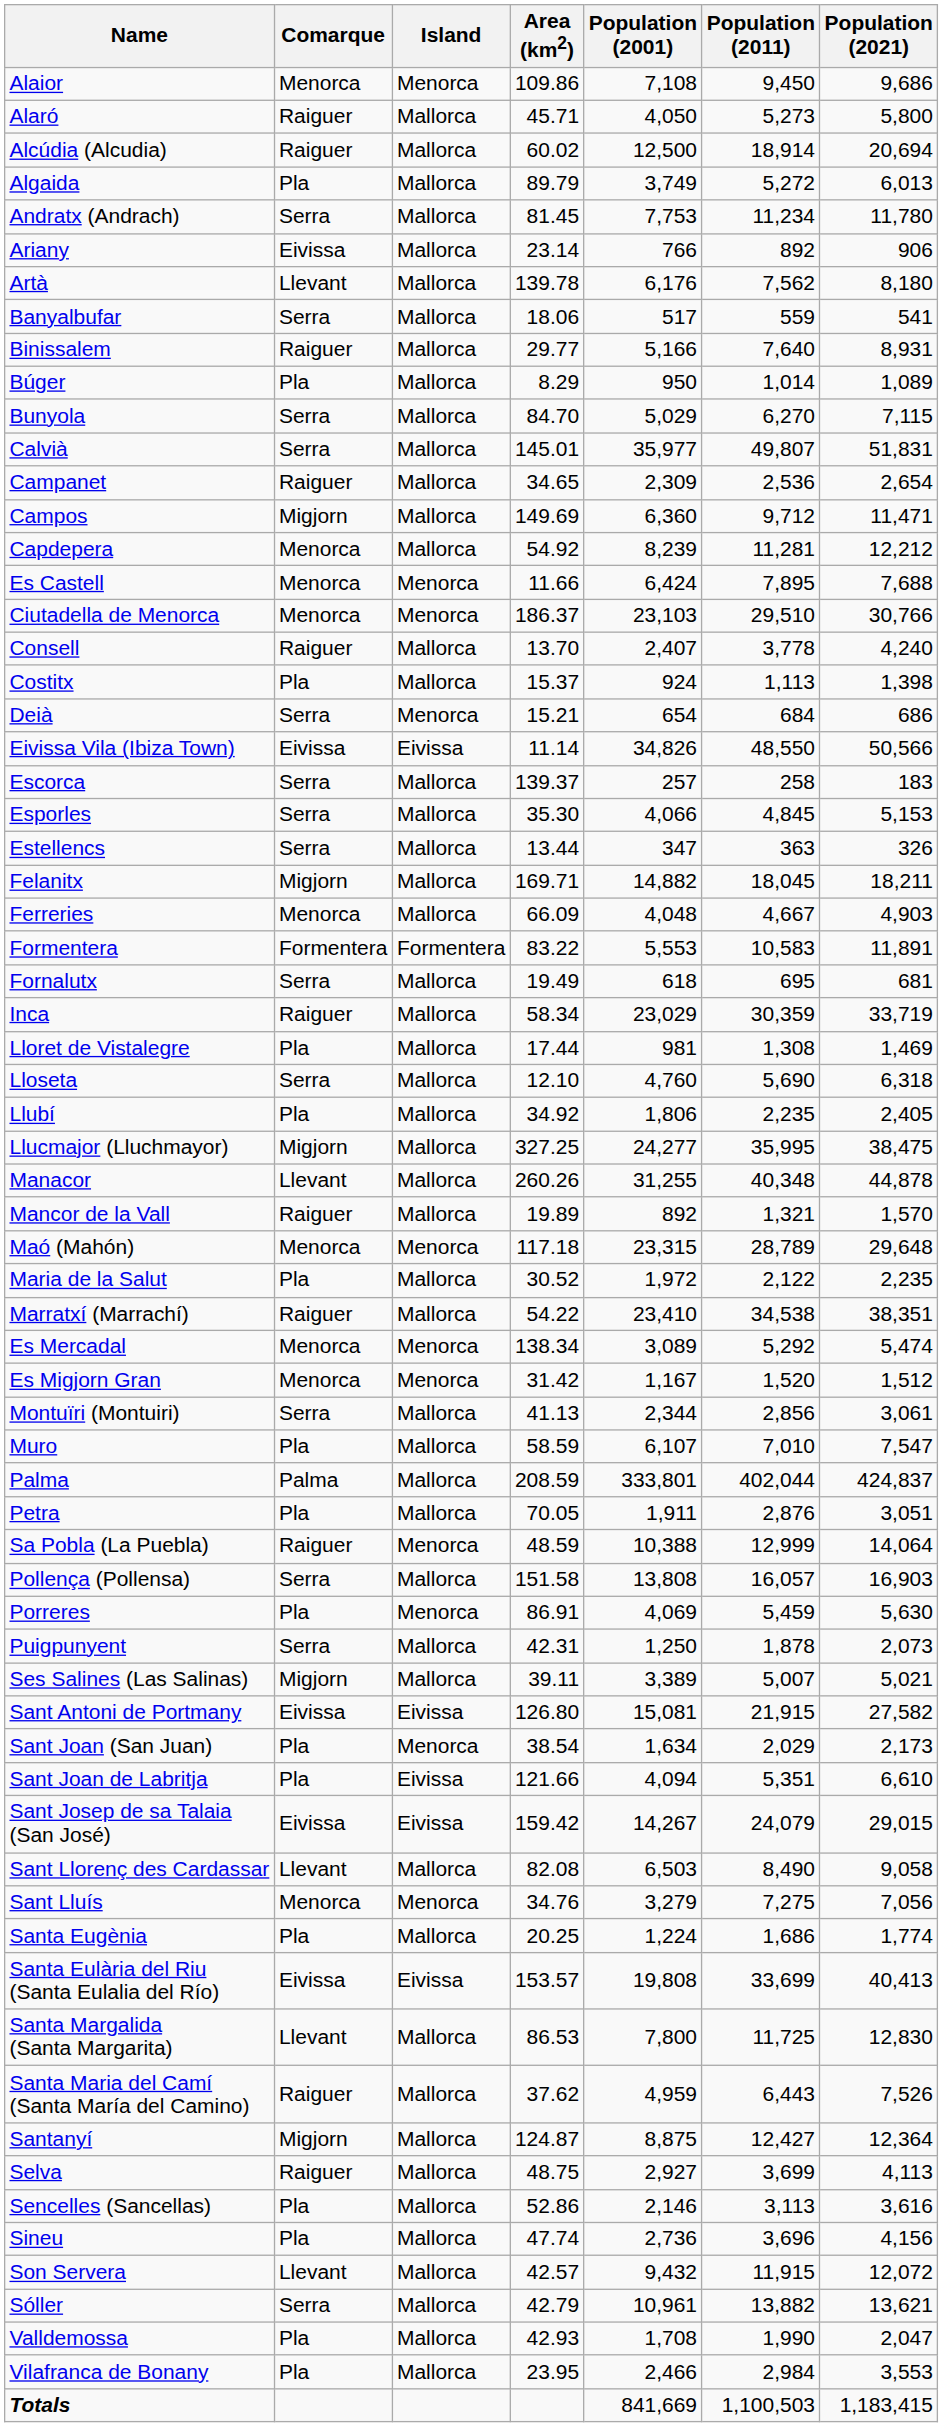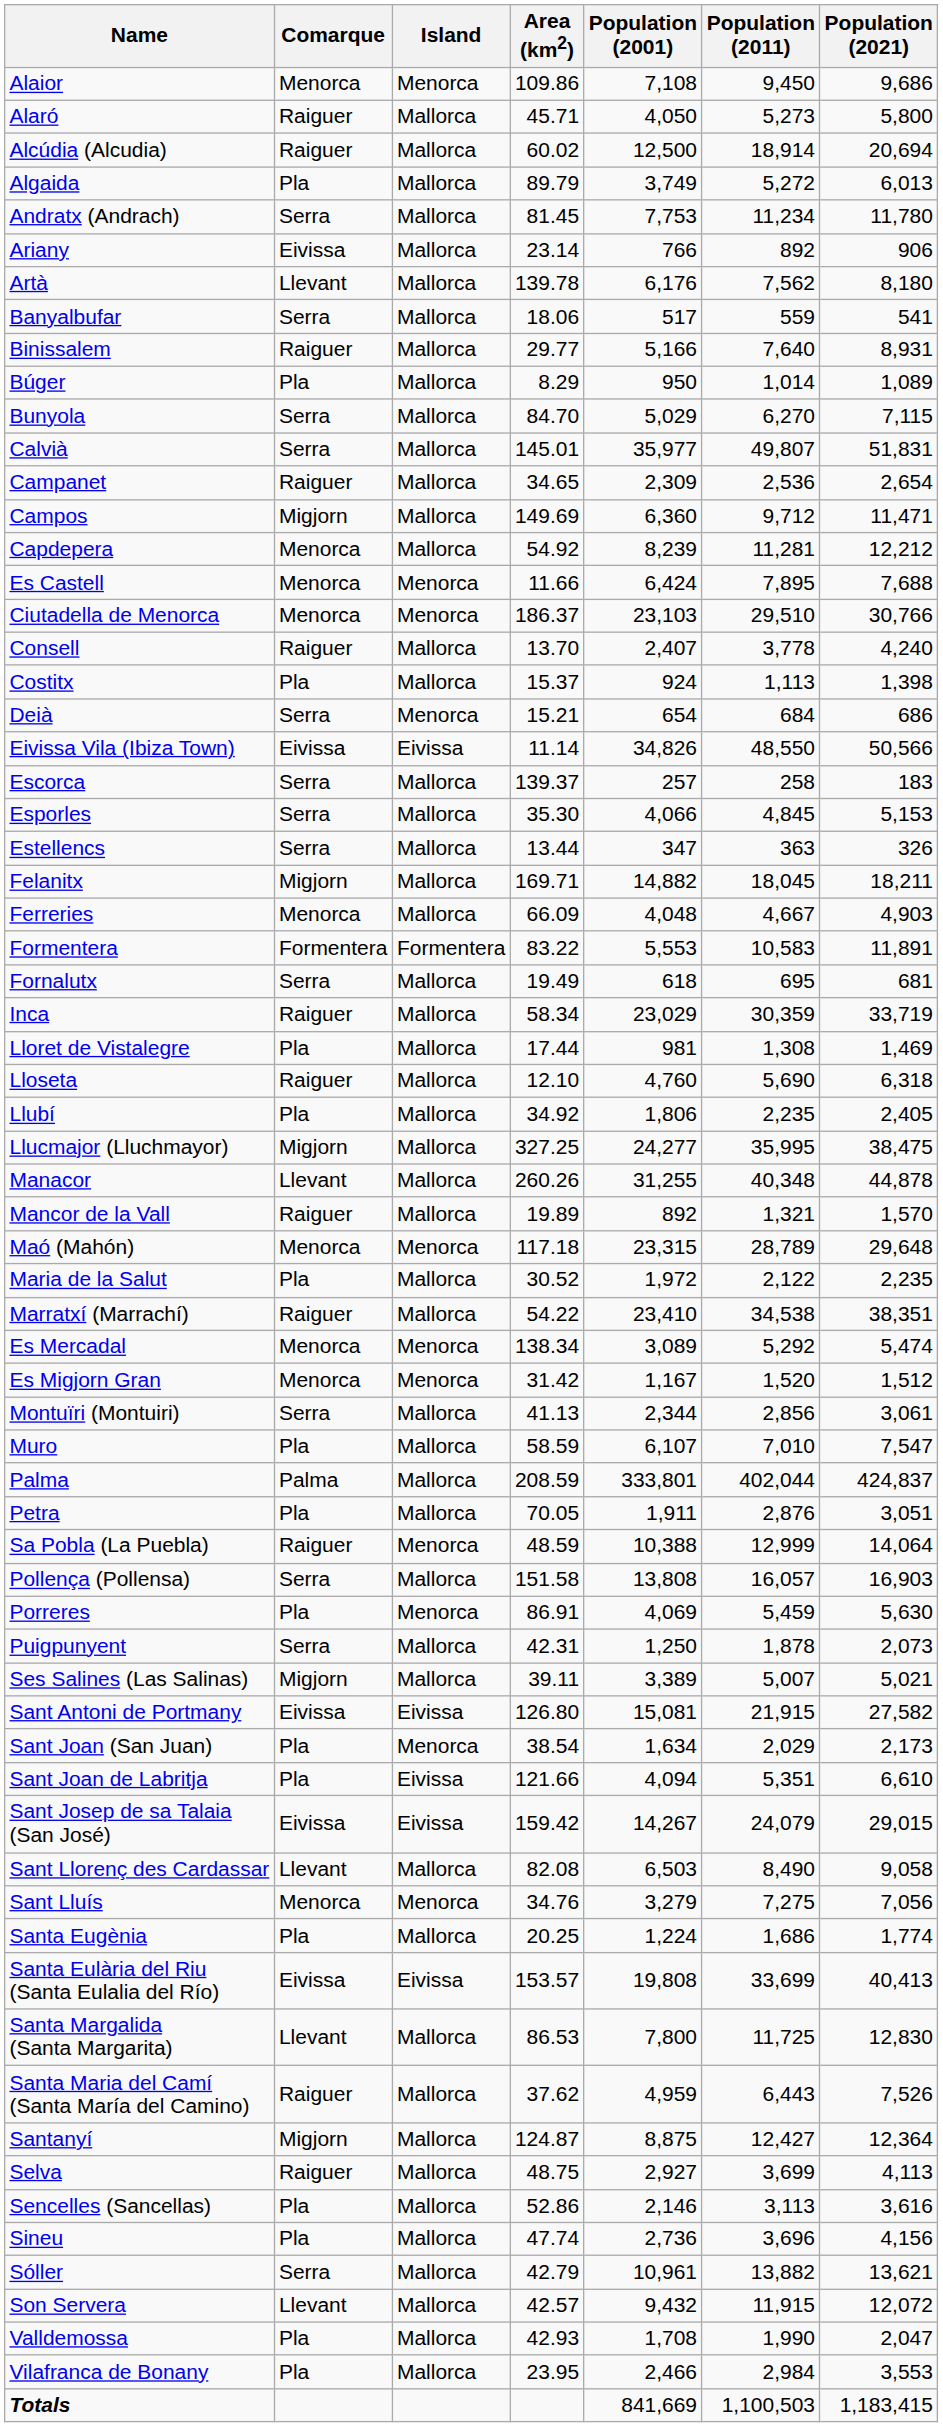(305, 1080) Serra -> (316, 1080) Raiguer
rows swapped: (36, 2305) <-> (68, 2272)
